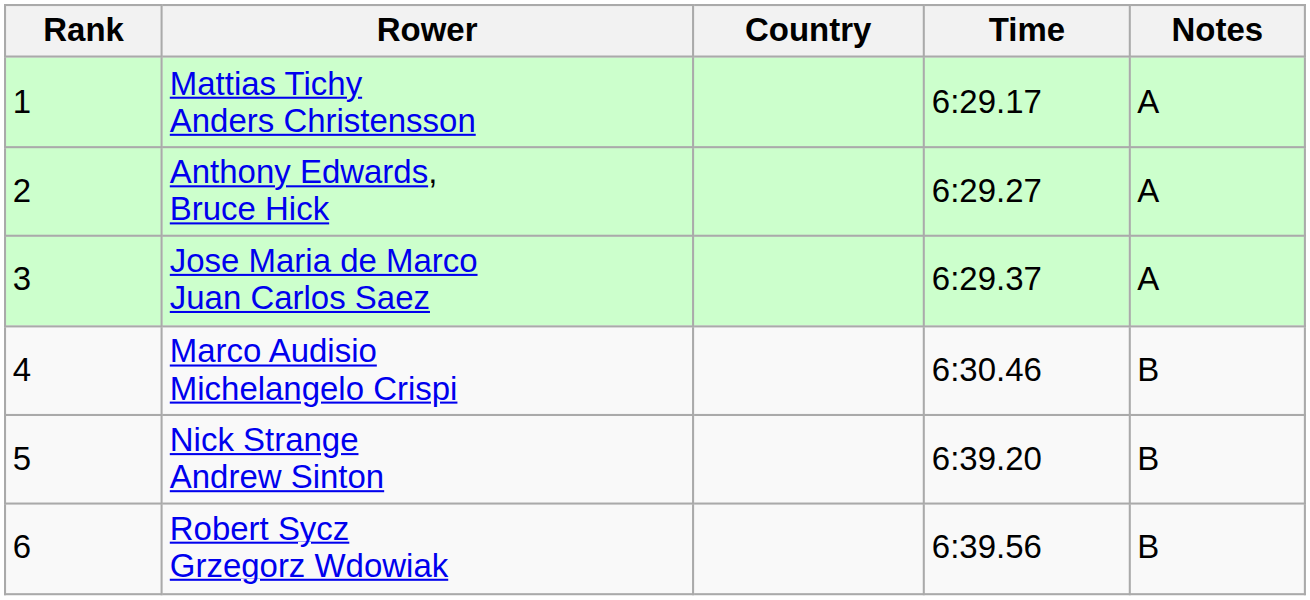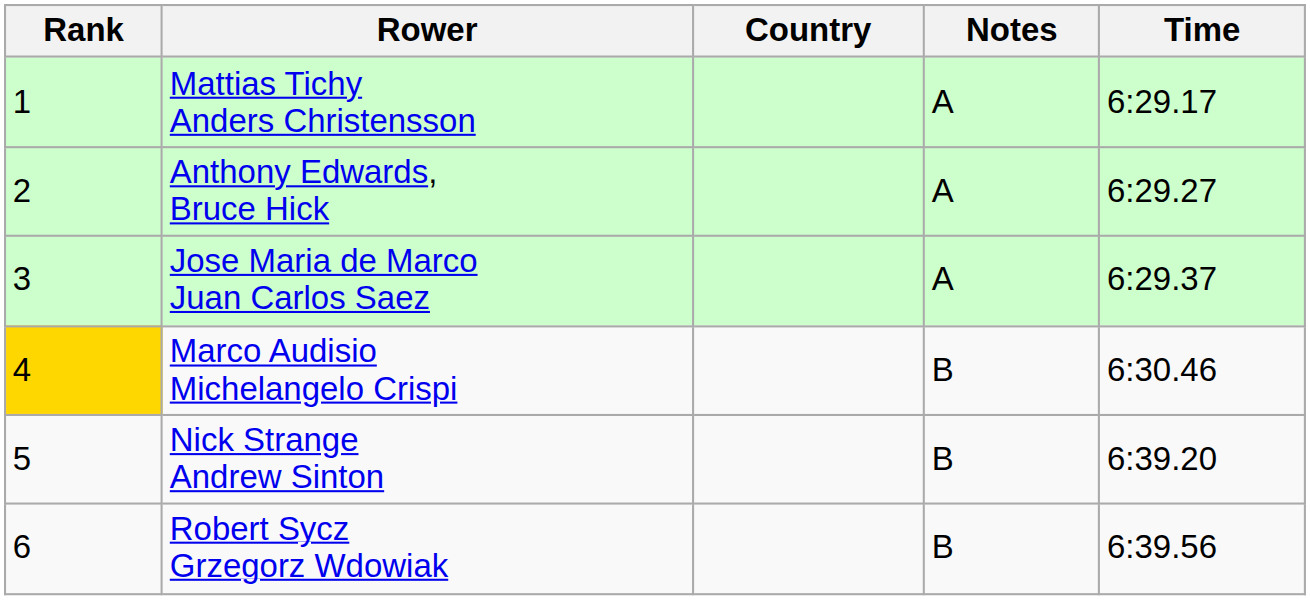columns swapped: (1027, 30) <-> (1217, 30)
(22, 369) no background -> (22, 369) gold background
